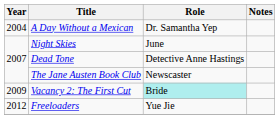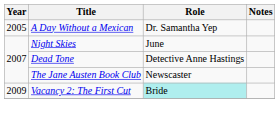(17, 28) 2004 -> (17, 28) 2005
- row: (55, 106)
